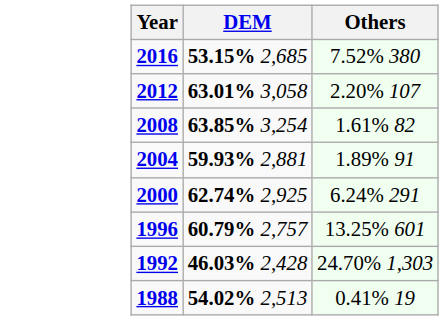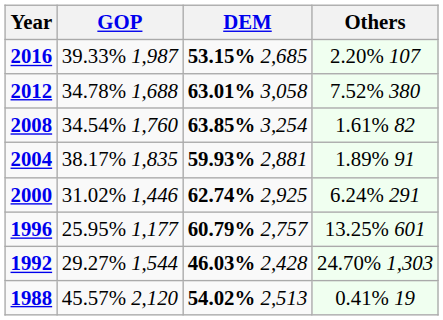+ column: (120, 22)
(375, 56) 7.52% 380 -> (375, 56) 2.20% 107
(375, 91) 2.20% 107 -> (375, 91) 7.52% 380
